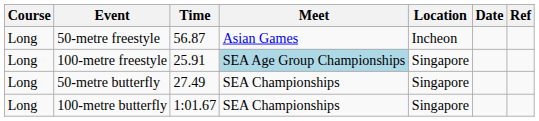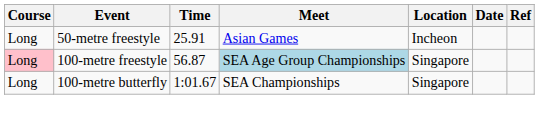(189, 37) 56.87 -> (189, 37) 25.91
(23, 60) no background -> (23, 60) pink background
(189, 60) 25.91 -> (189, 60) 56.87
- row: (109, 82)
